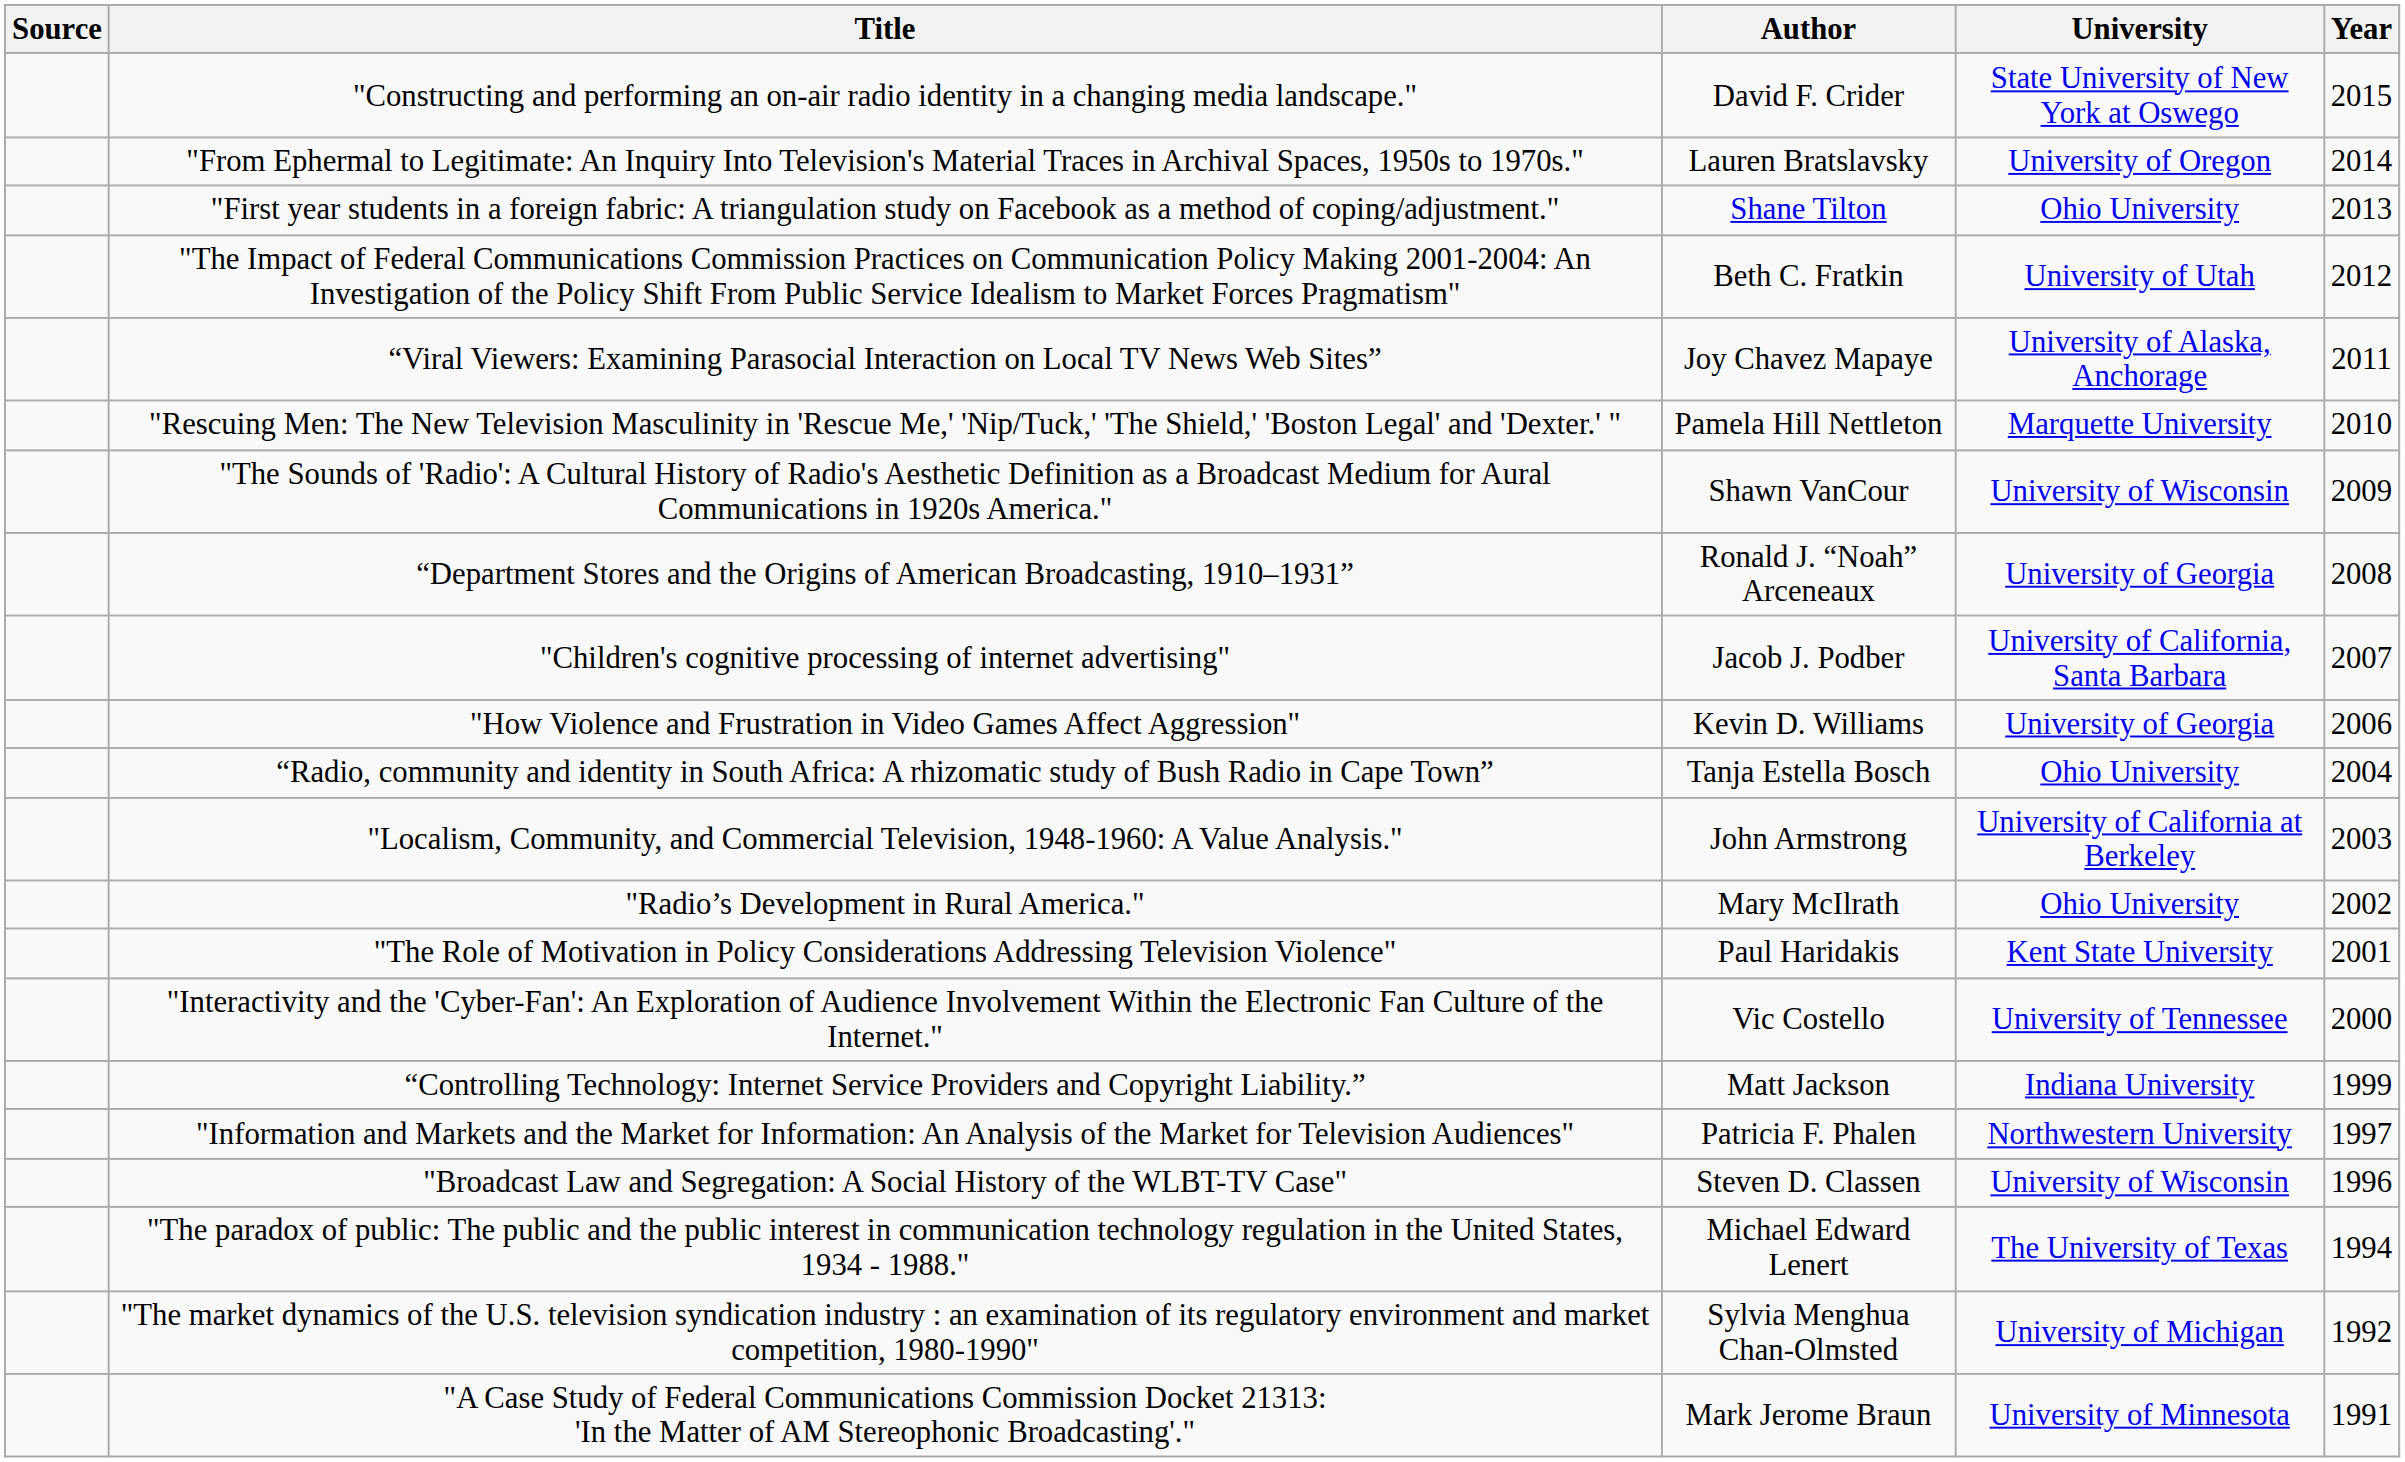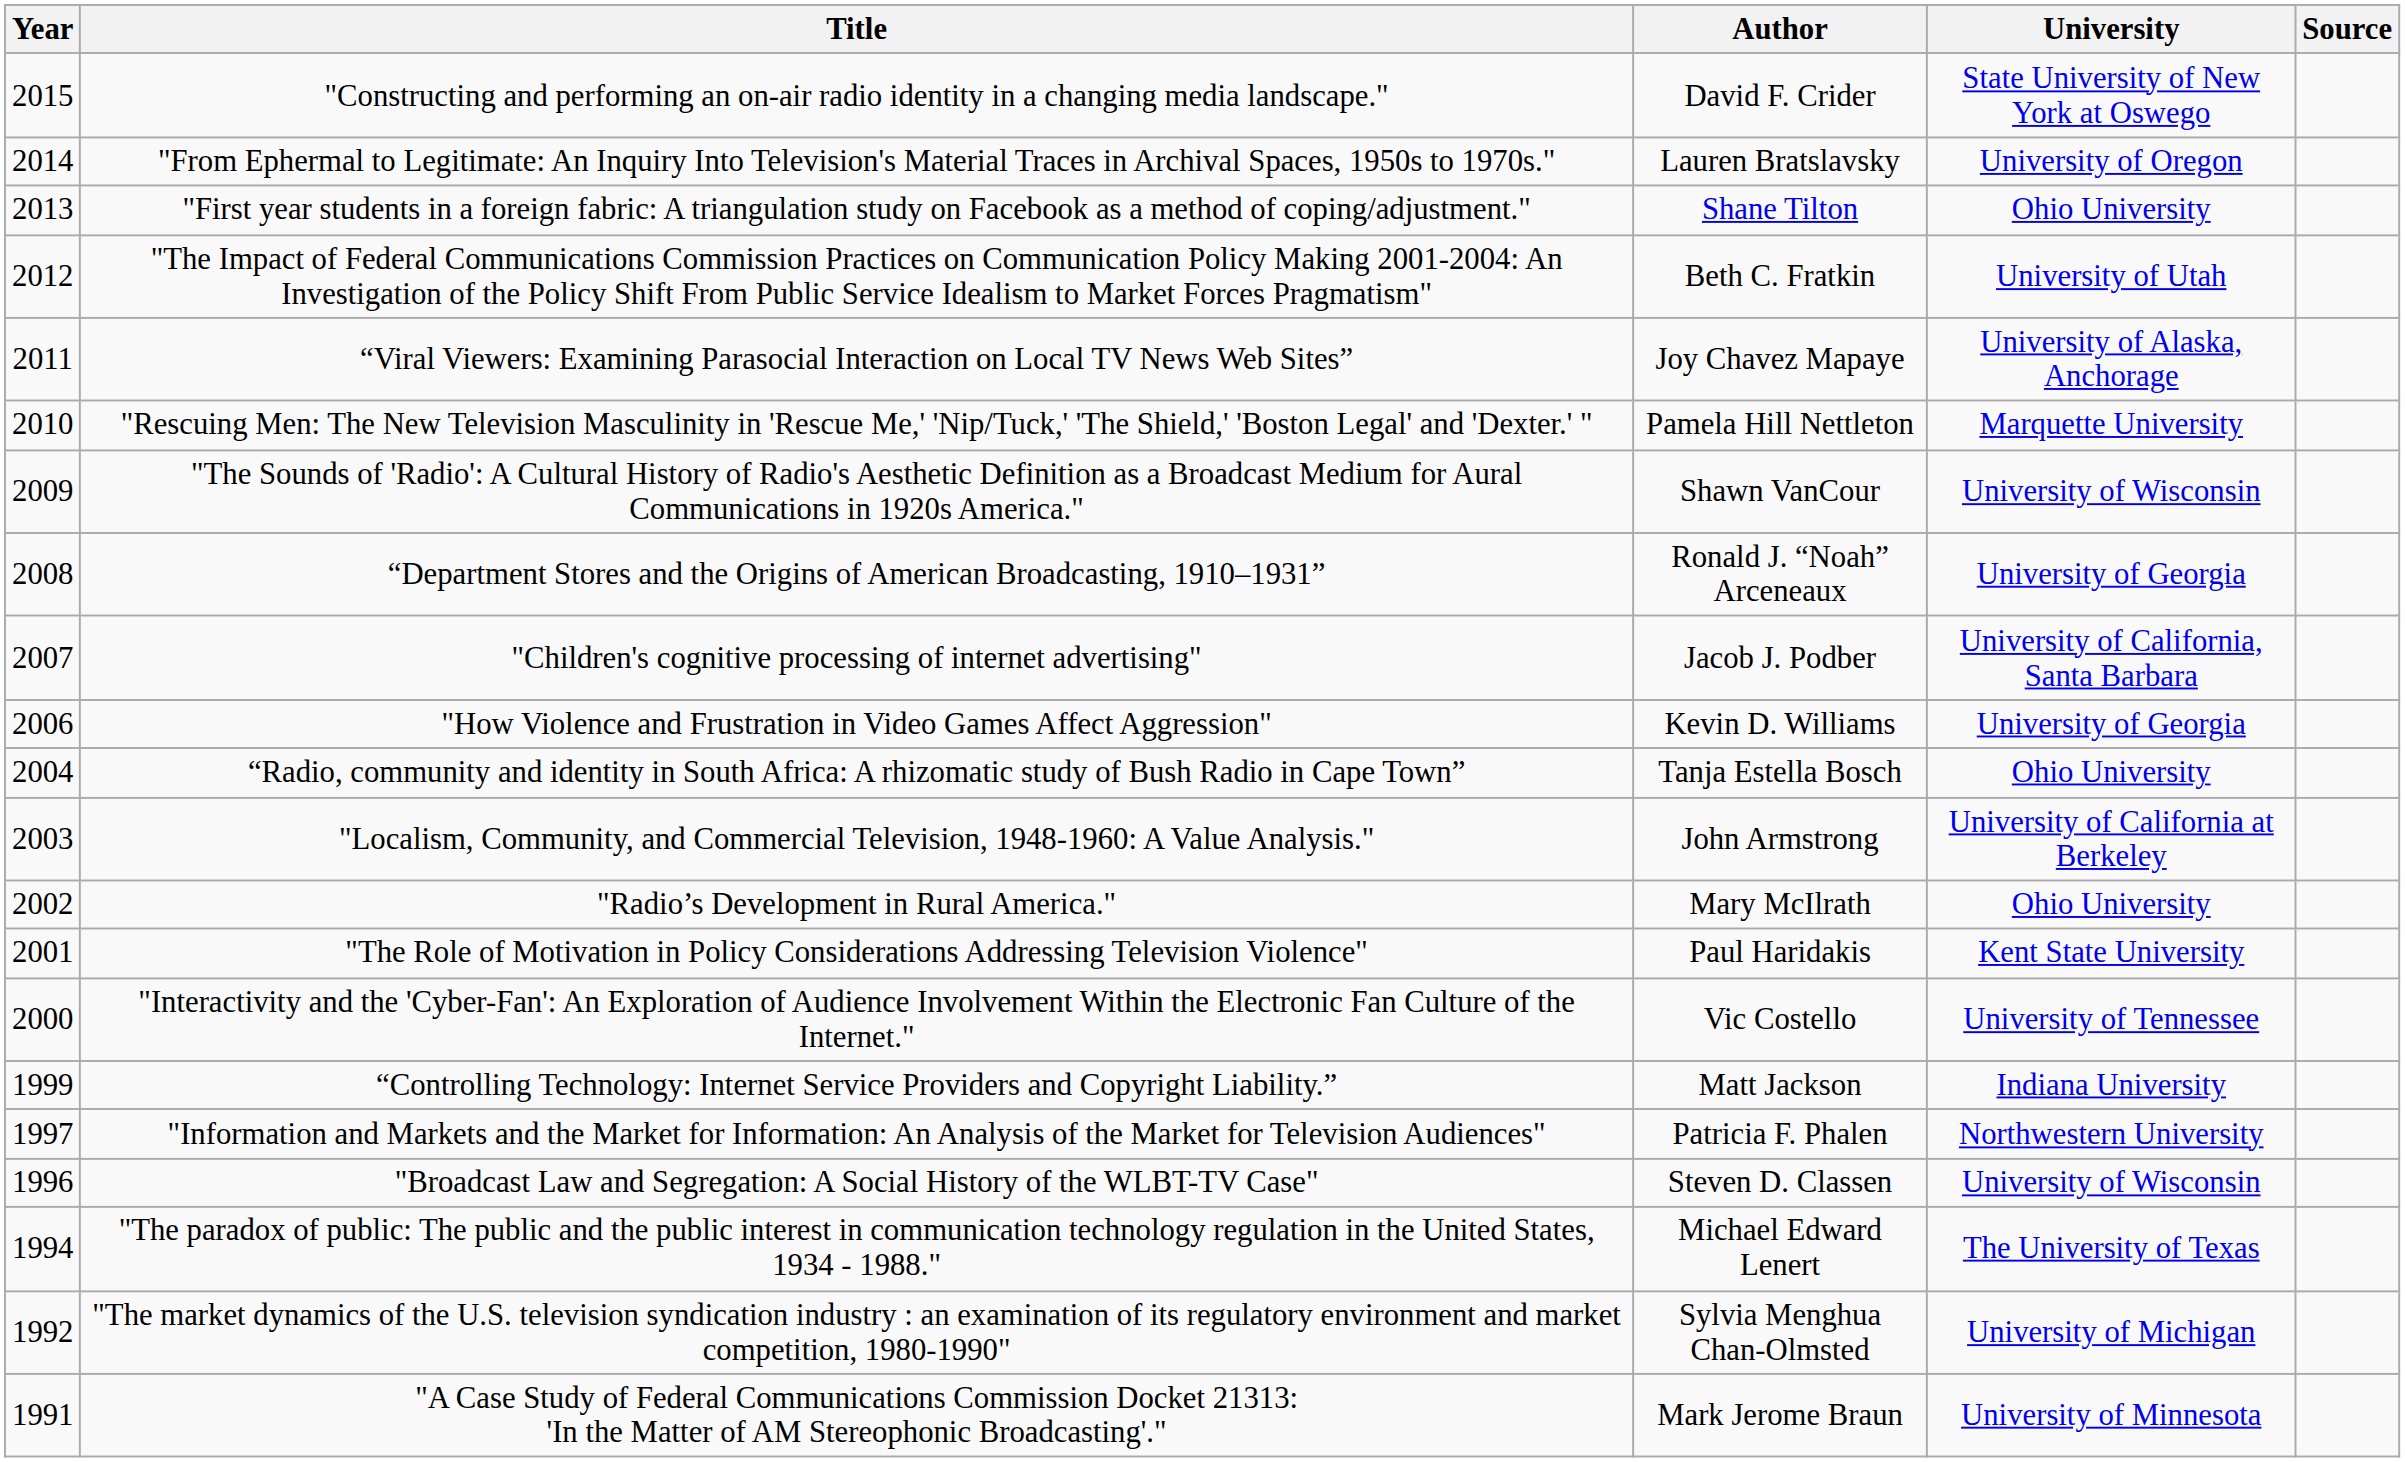columns swapped: (2361, 28) <-> (57, 28)
